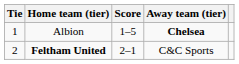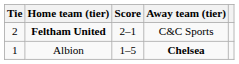rows swapped: (68, 31) <-> (68, 50)
